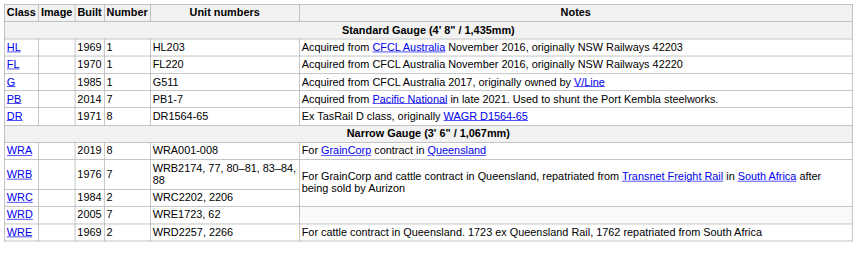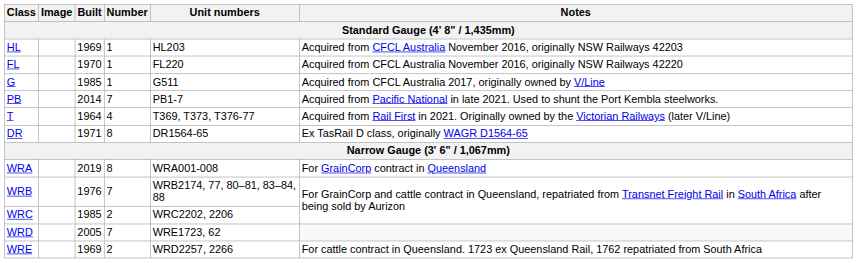+ row: (10, 116)
(89, 197) 1984 -> (89, 215) 1985
